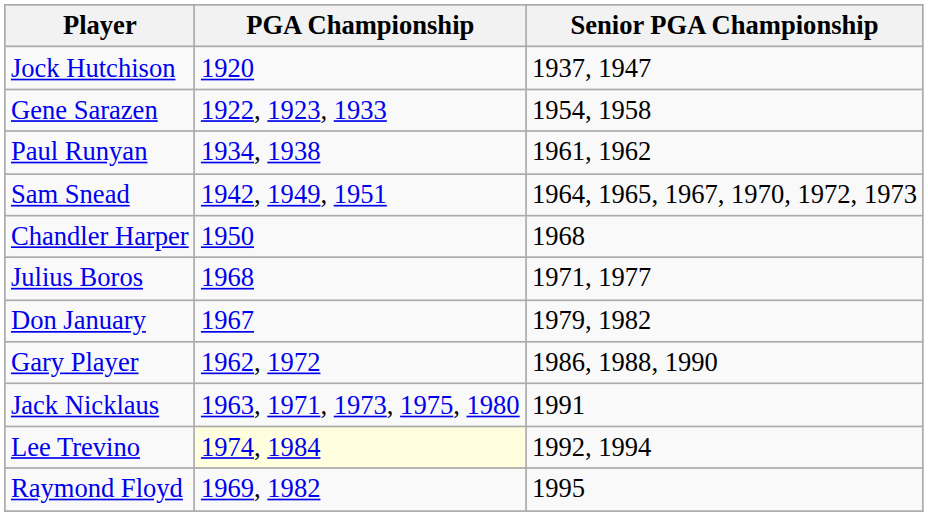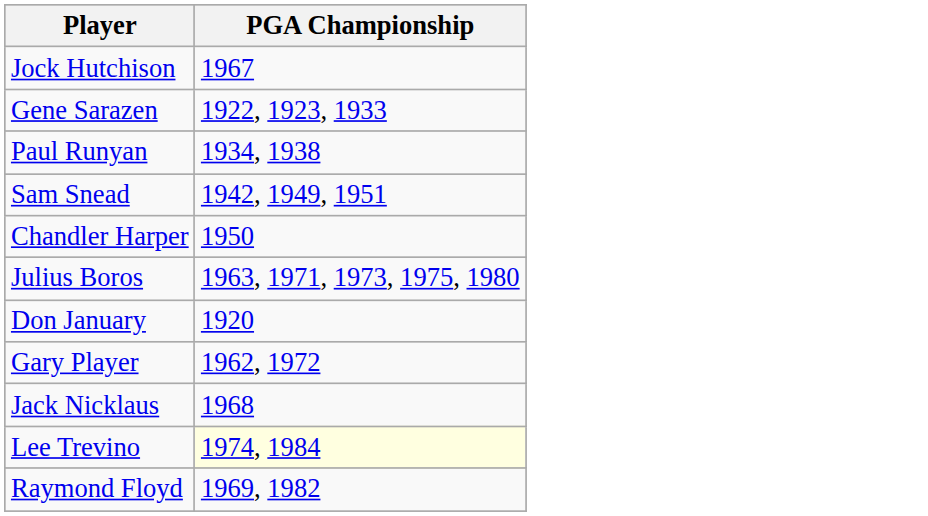- column: (724, 25)
(227, 67) 1920 -> (227, 67) 1967
(227, 278) 1968 -> (360, 278) 1963, 1971, 1973, 1975, 1980
(227, 320) 1967 -> (227, 320) 1920
(360, 404) 1963, 1971, 1973, 1975, 1980 -> (227, 404) 1968
